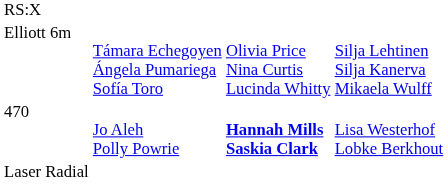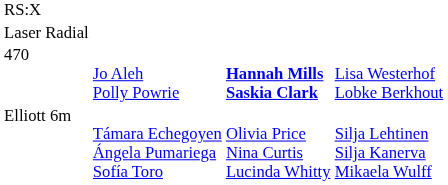rows swapped: (46, 171) <-> (38, 32)
